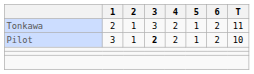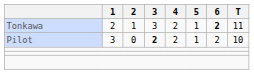(217, 26) normal -> (217, 26) bold
(134, 40) 1 -> (134, 40) 0
